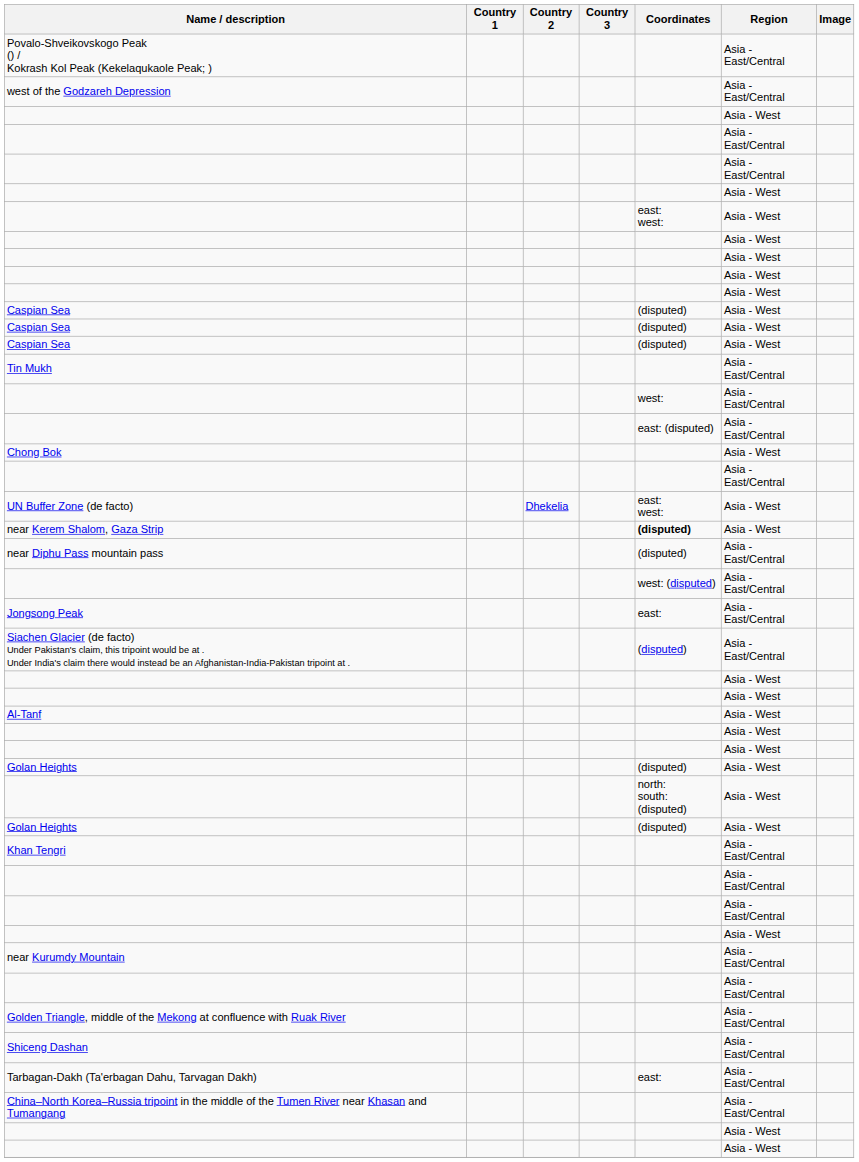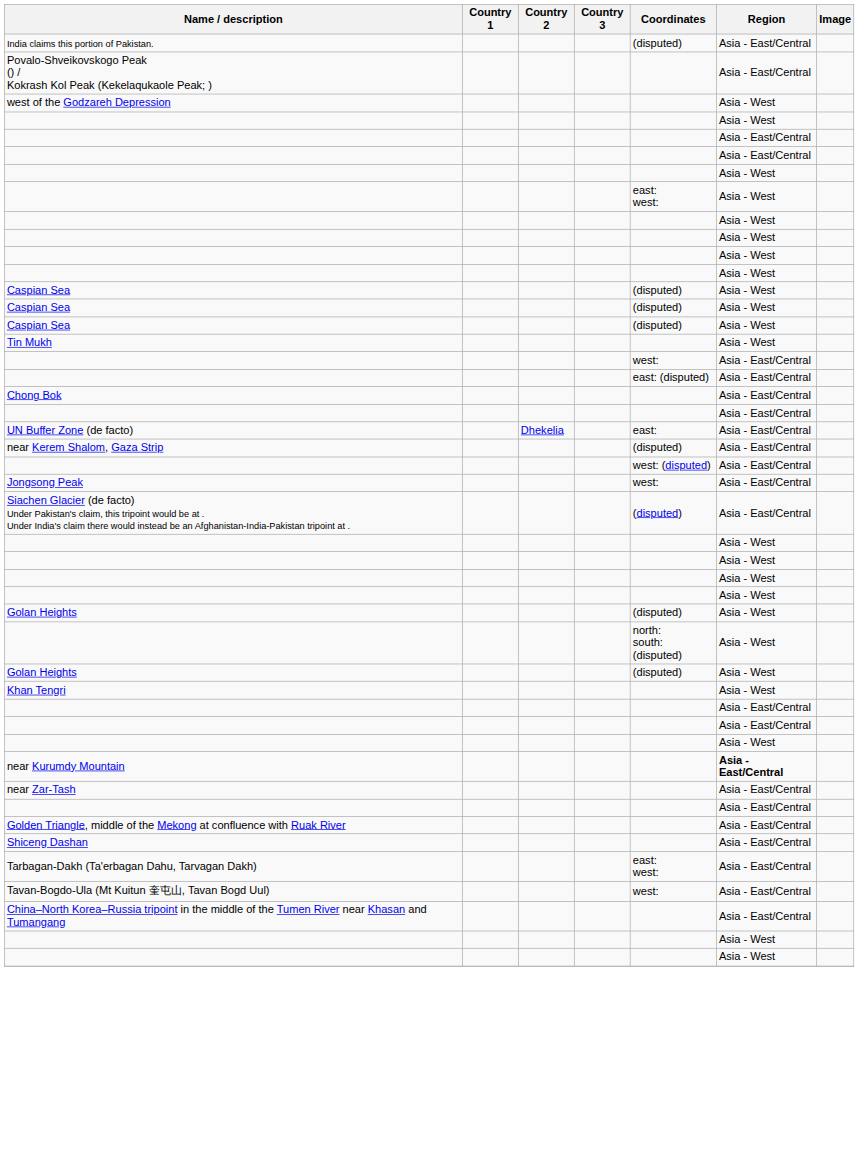+ row: (80, 43)
(754, 91) Asia - East/Central -> (747, 103) Asia - West
(754, 369) Asia - East/Central -> (747, 343) Asia - West
(752, 452) Asia - West -> (765, 395) Asia - East/Central
(651, 506) east: west: -> (645, 430) east:
(752, 506) Asia - West -> (765, 430) Asia - East/Central
(664, 529) bold -> (657, 448) normal
(752, 529) Asia - West -> (765, 448) Asia - East/Central
- row: (85, 553)
(650, 613) east: -> (646, 483) west:
- row: (24, 714)
(754, 850) Asia - East/Central -> (747, 690) Asia - West
(754, 958) normal -> (751, 766) bold
+ row: (41, 790)
(650, 1077) east: -> (646, 866) east: west:
+ row: (138, 891)
